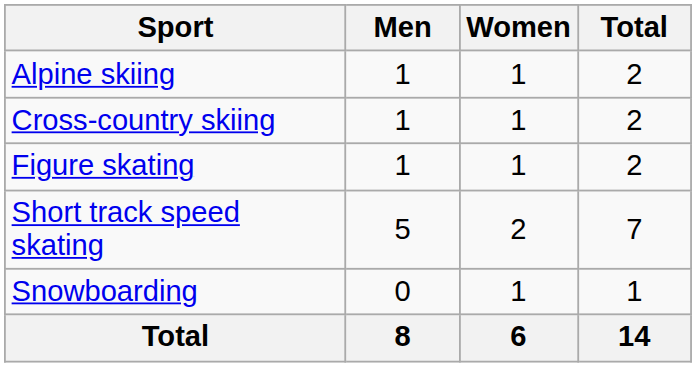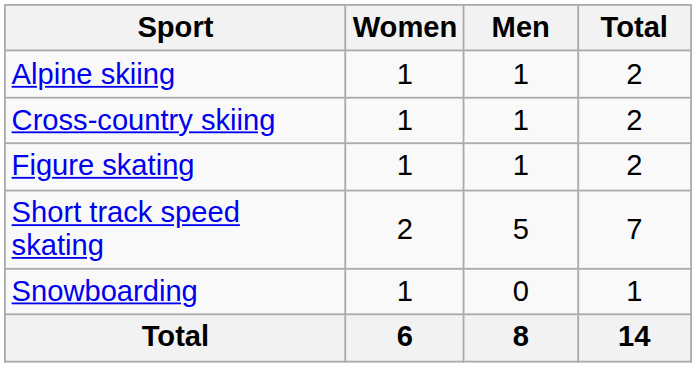columns swapped: (403, 27) <-> (518, 27)
